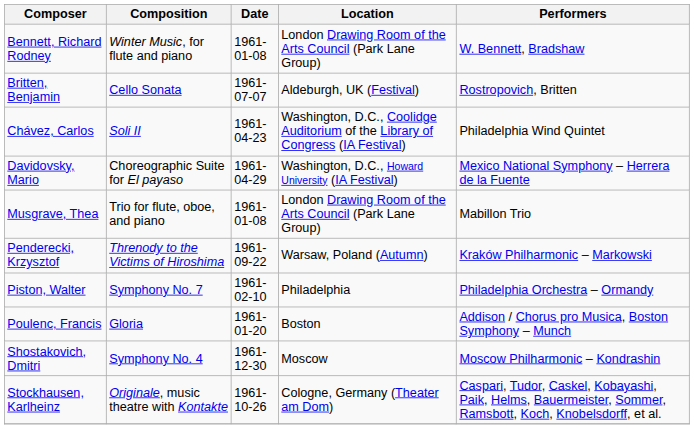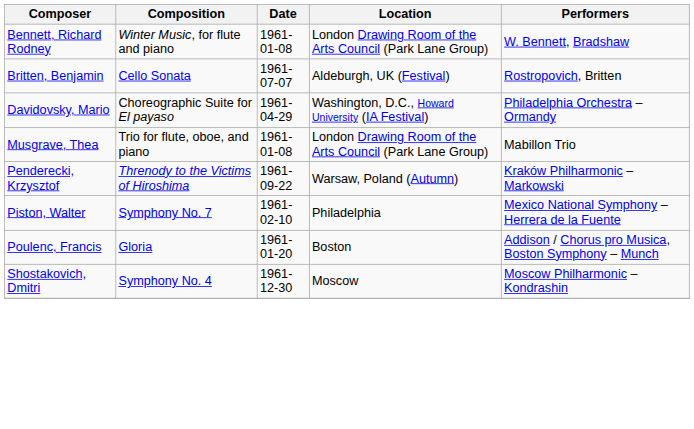- row: (51, 131)
(564, 172) Mexico National Symphony – Herrera de la Fuente -> (573, 110) Philadelphia Orchestra – Ormandy
(556, 289) Philadelphia Orchestra – Ormandy -> (586, 213) Mexico National Symphony – Herrera de la Fuente
- row: (46, 399)
